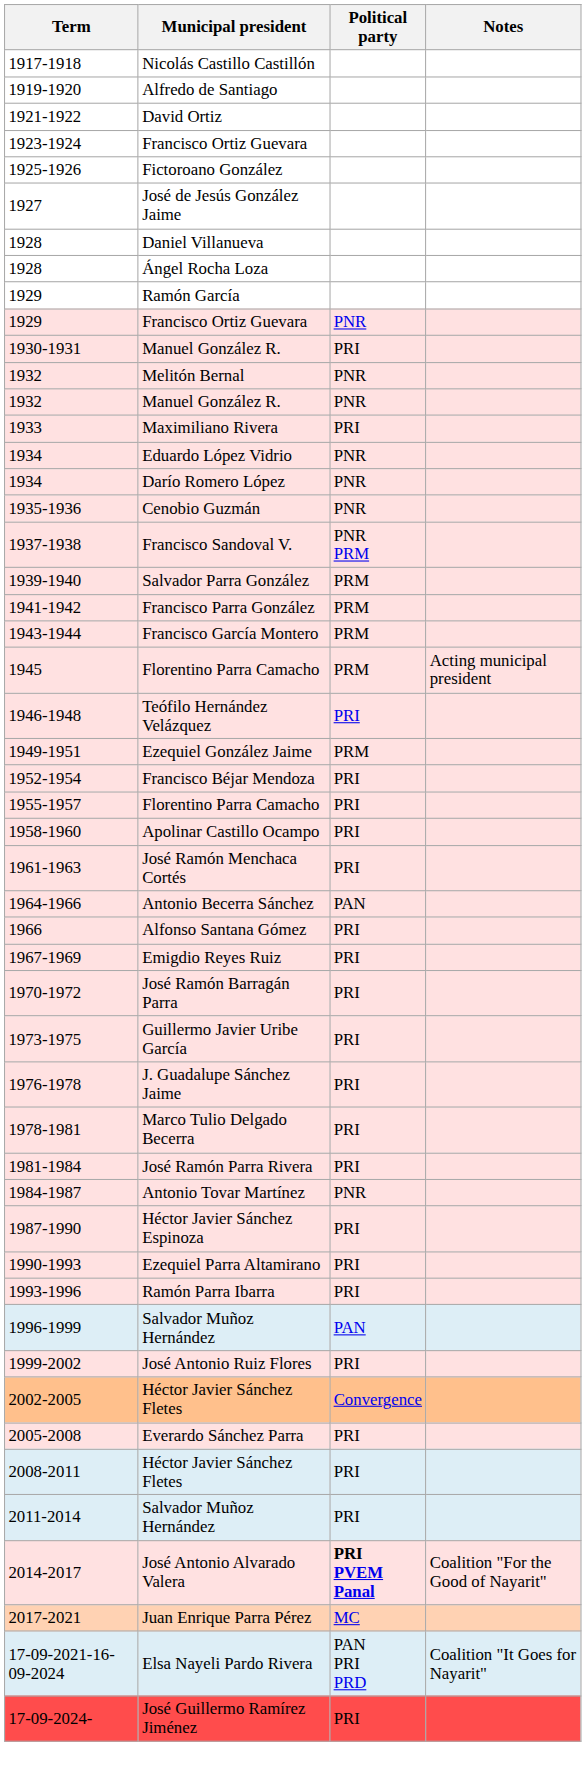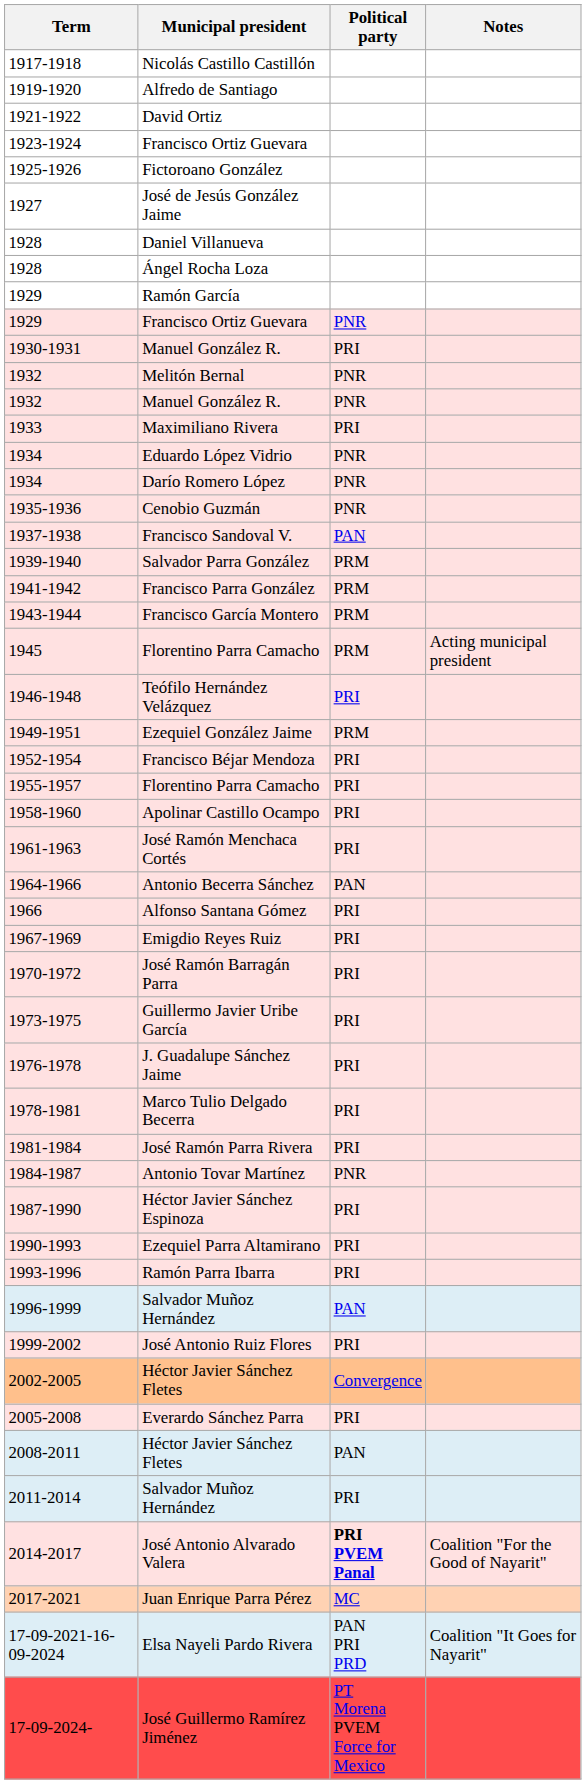(351, 544) PNR PRM -> (350, 535) PAN
(347, 1471) PRI -> (350, 1453) PAN
(347, 1718) PRI -> (365, 1728) PT Morena PVEM Force for Mexico
